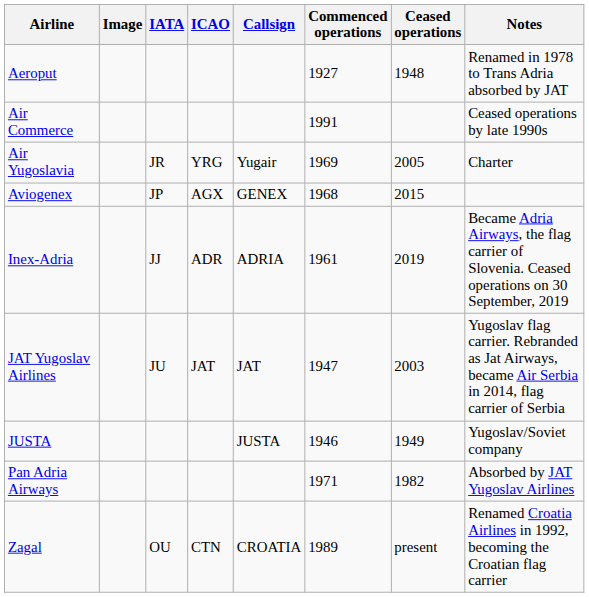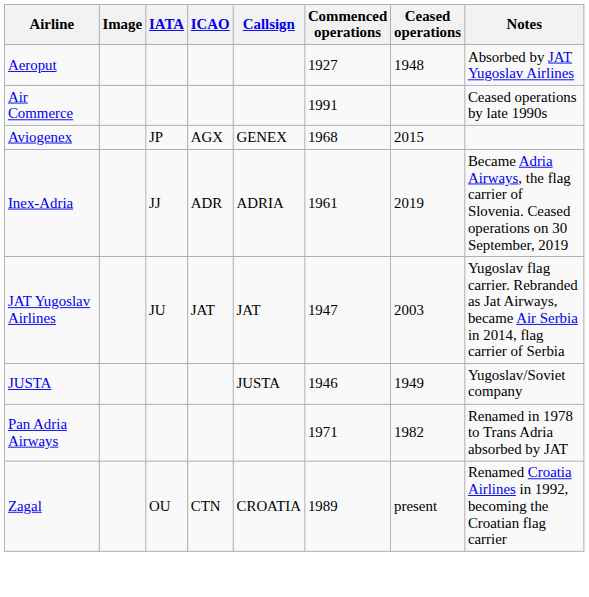(521, 73) Renamed in 1978 to Trans Adria absorbed by JAT -> (521, 65) Absorbed by JAT Yugoslav Airlines
- row: (41, 162)
(521, 481) Absorbed by JAT Yugoslav Airlines -> (520, 432) Renamed in 1978 to Trans Adria absorbed by JAT
